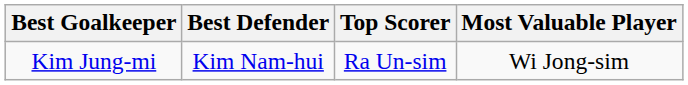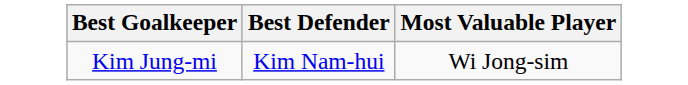- column: (395, 23)
